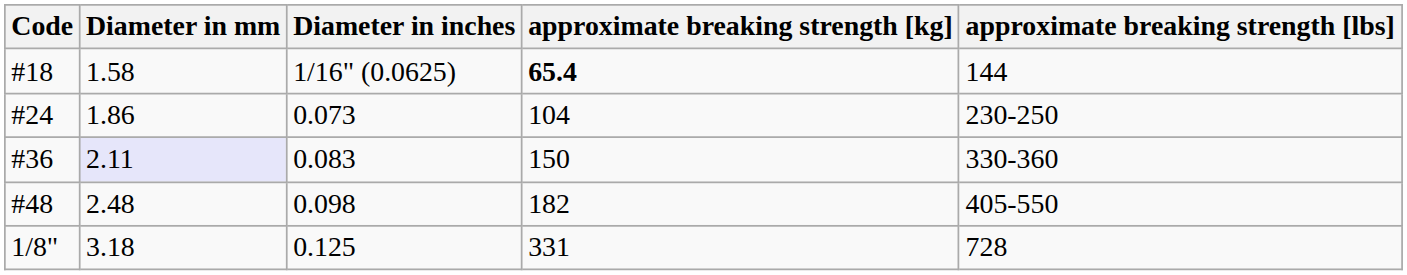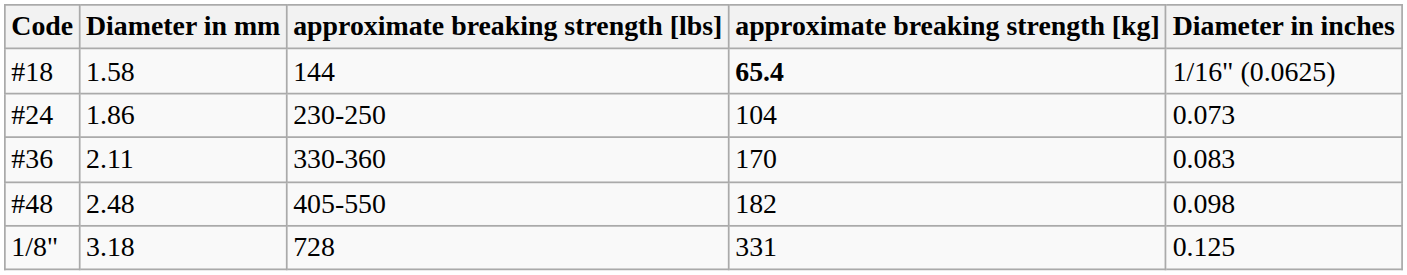columns swapped: (404, 26) <-> (1180, 26)
(110, 159) lavender background -> (110, 159) no background
(549, 159) 150 -> (756, 159) 170
